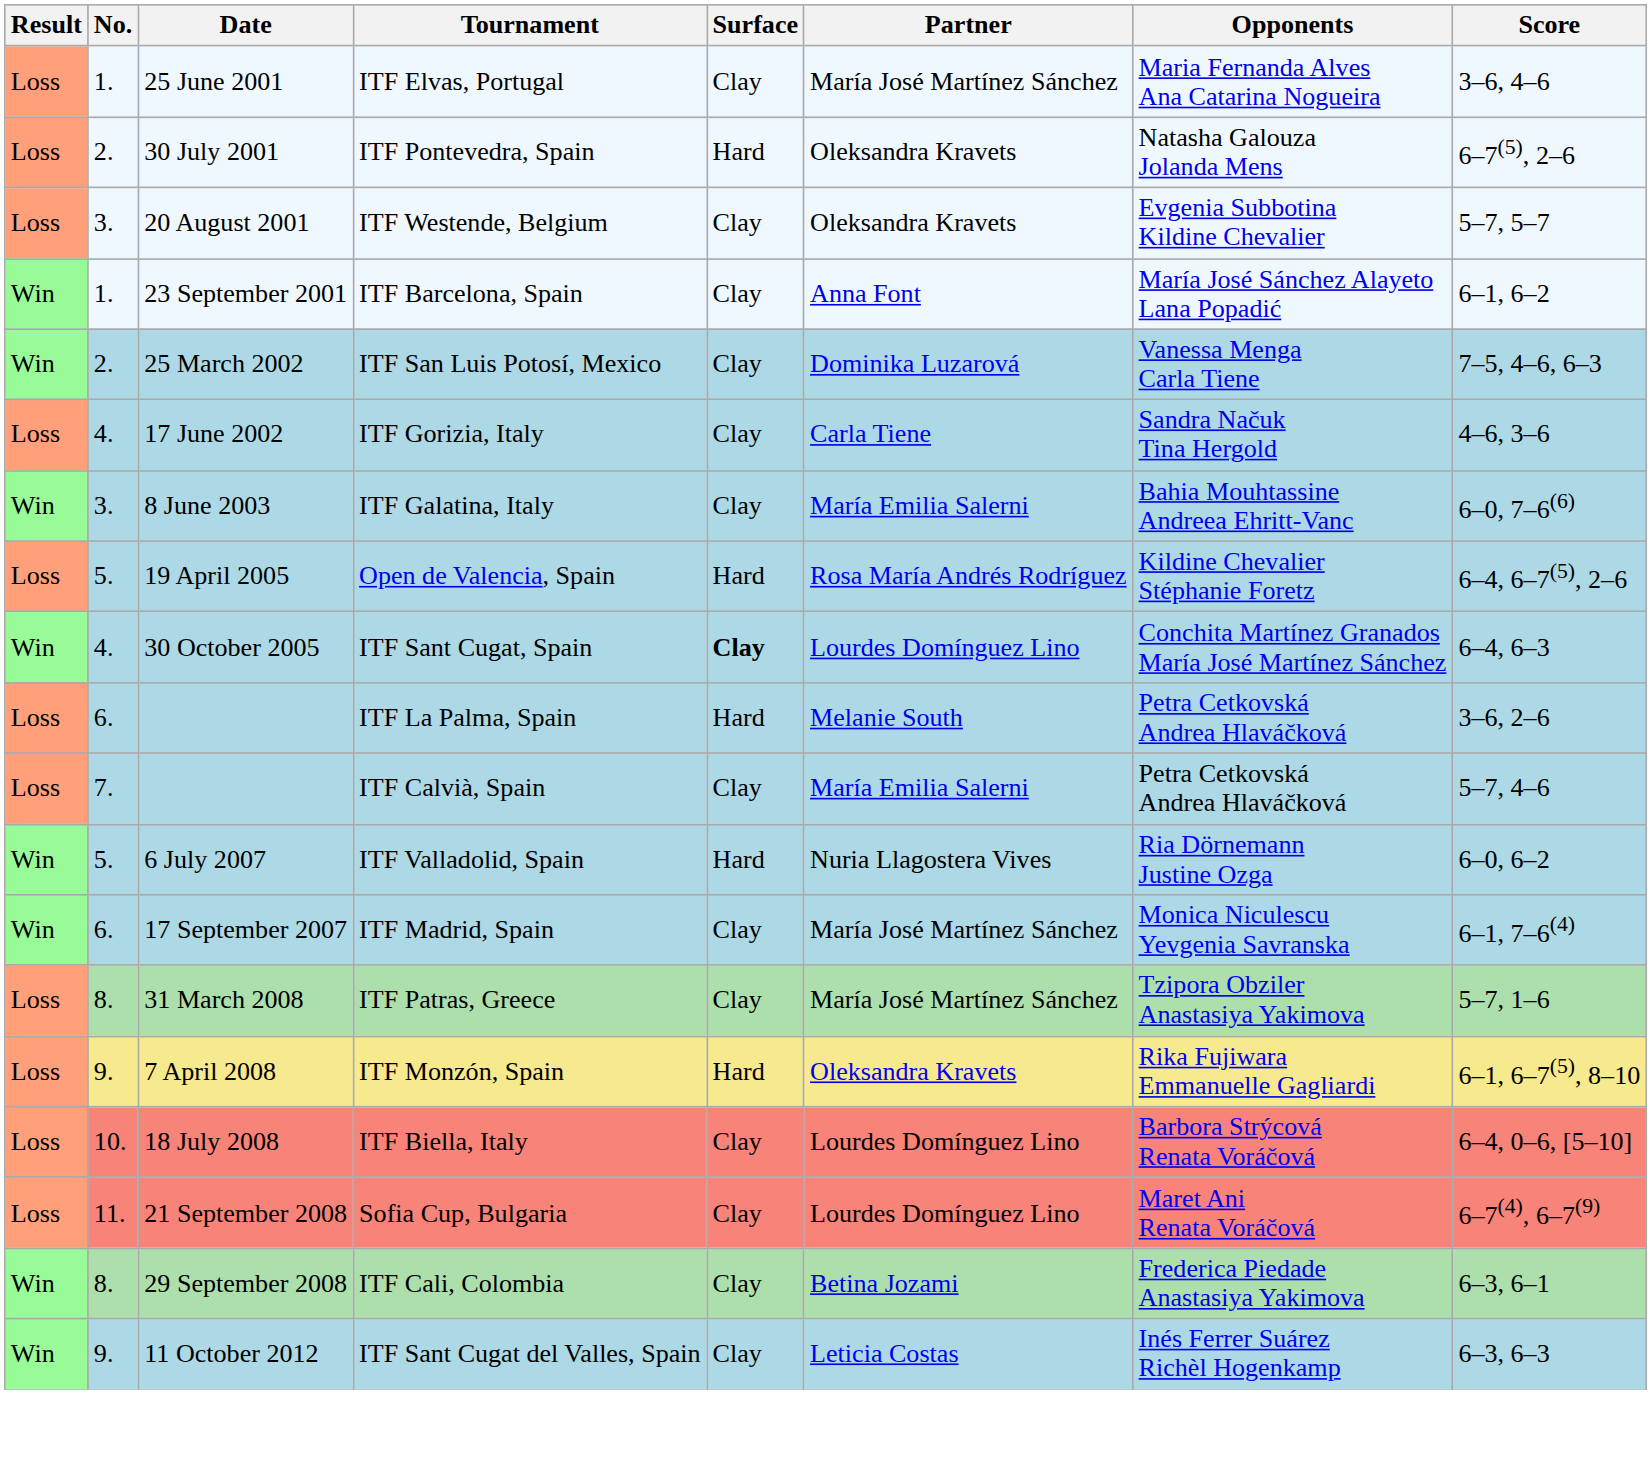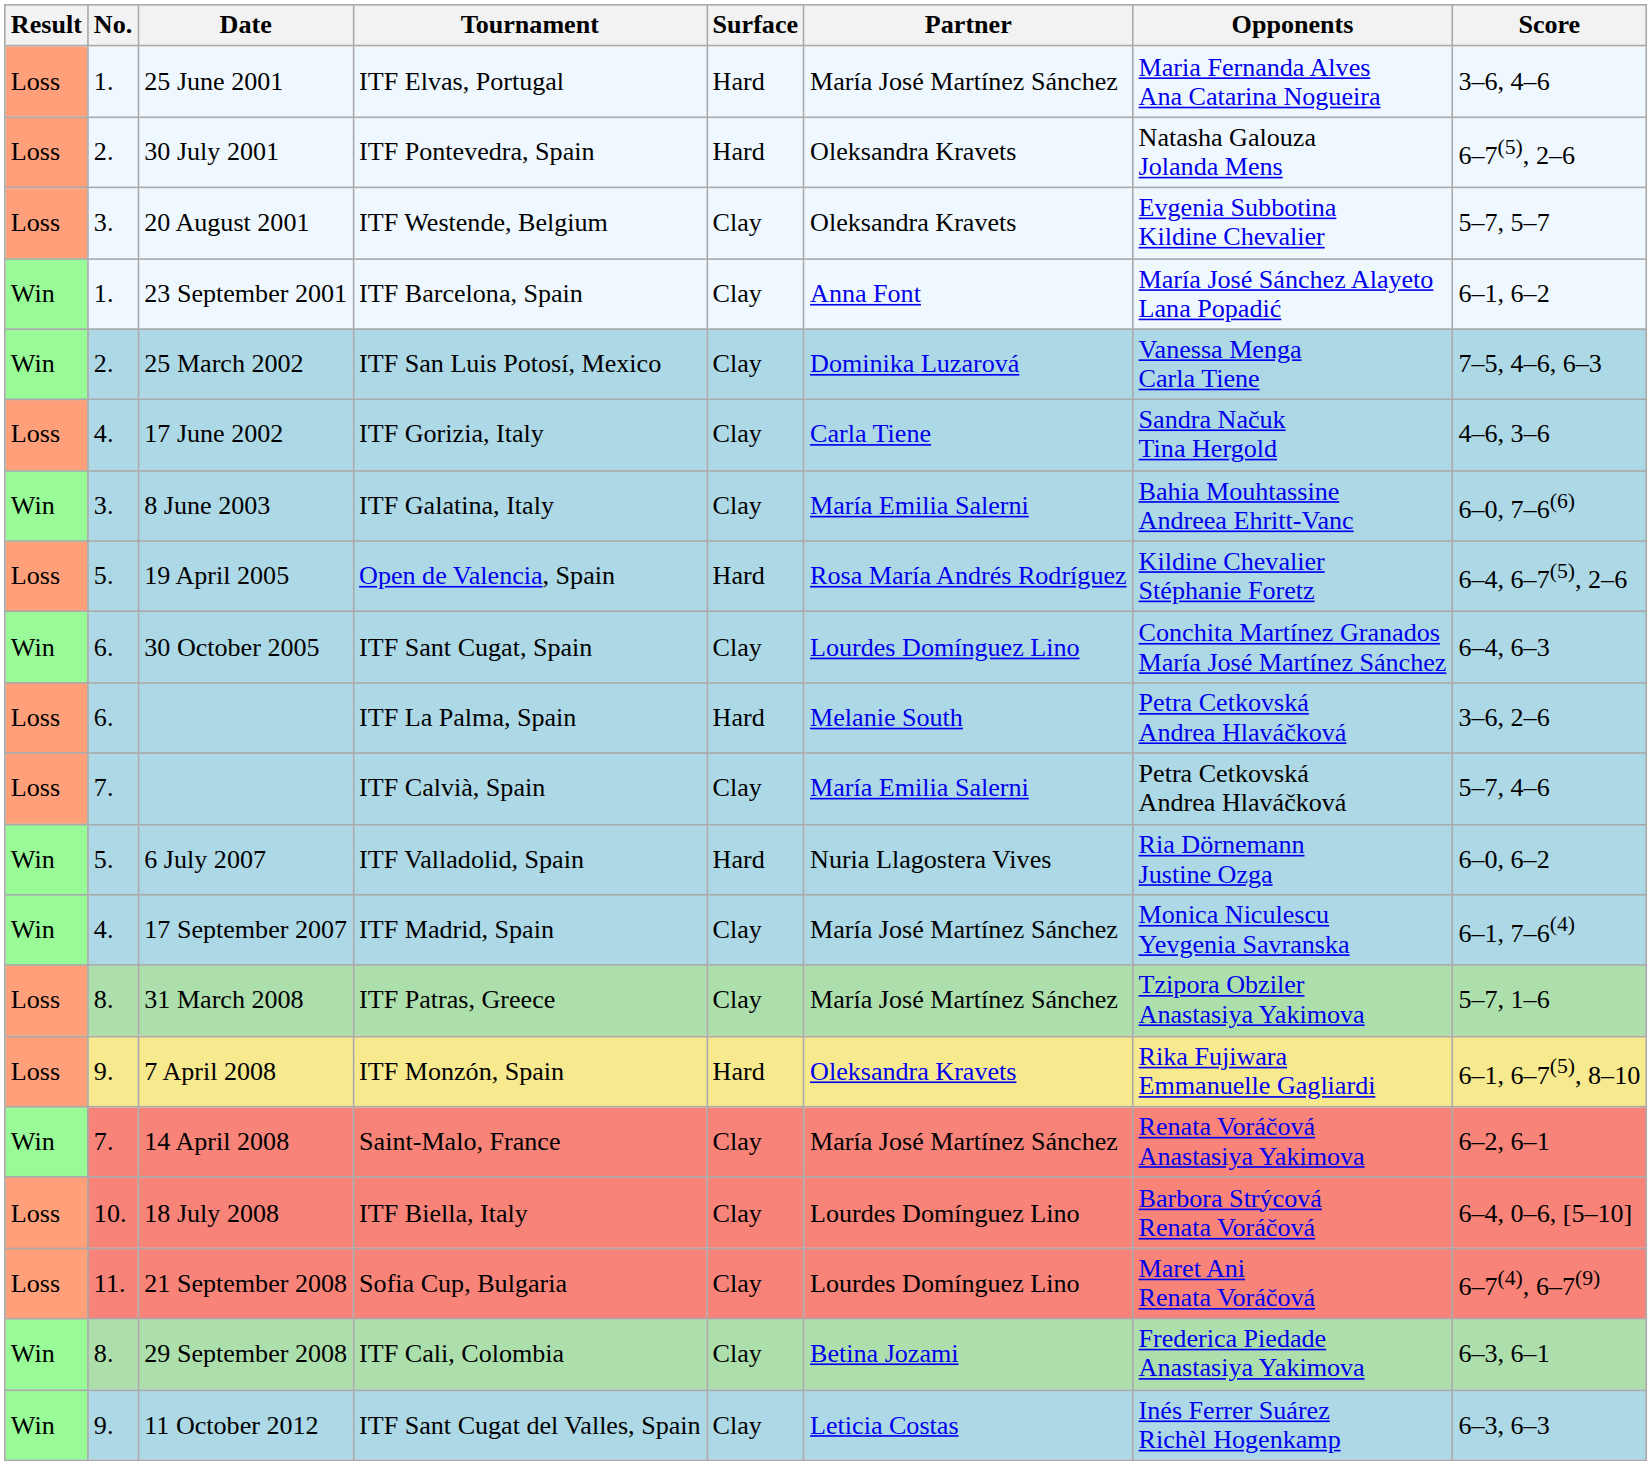(737, 81) Clay -> (739, 81) Hard
(104, 646) 4. -> (104, 646) 6.
(739, 646) bold -> (737, 646) normal
(104, 929) 6. -> (104, 929) 4.
+ row: (460, 1141)
